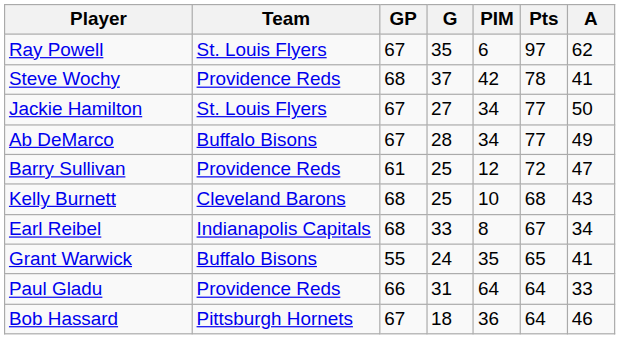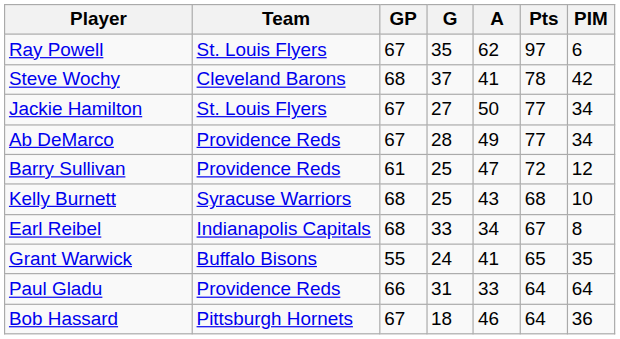columns swapped: (591, 19) <-> (497, 19)
(268, 79) Providence Reds -> (271, 79) Cleveland Barons
(257, 139) Buffalo Bisons -> (268, 139) Providence Reds
(271, 199) Cleveland Barons -> (274, 199) Syracuse Warriors
